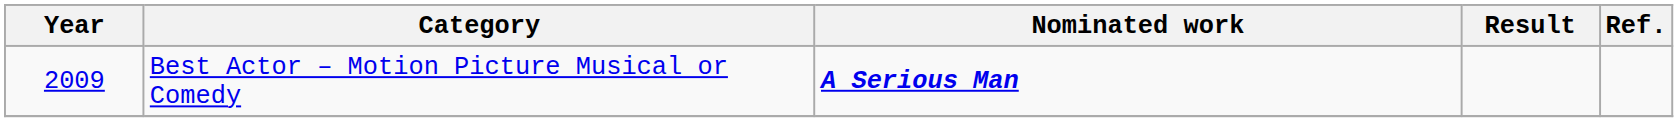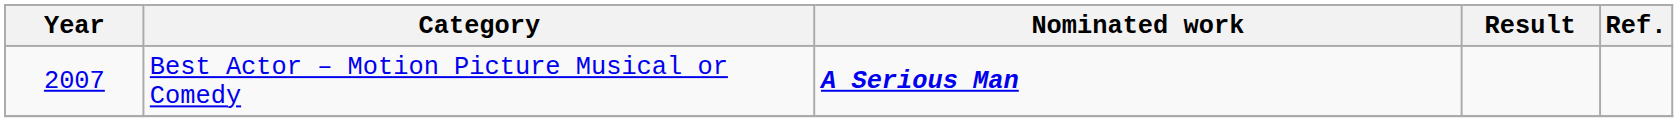(74, 82) 2009 -> (74, 82) 2007
